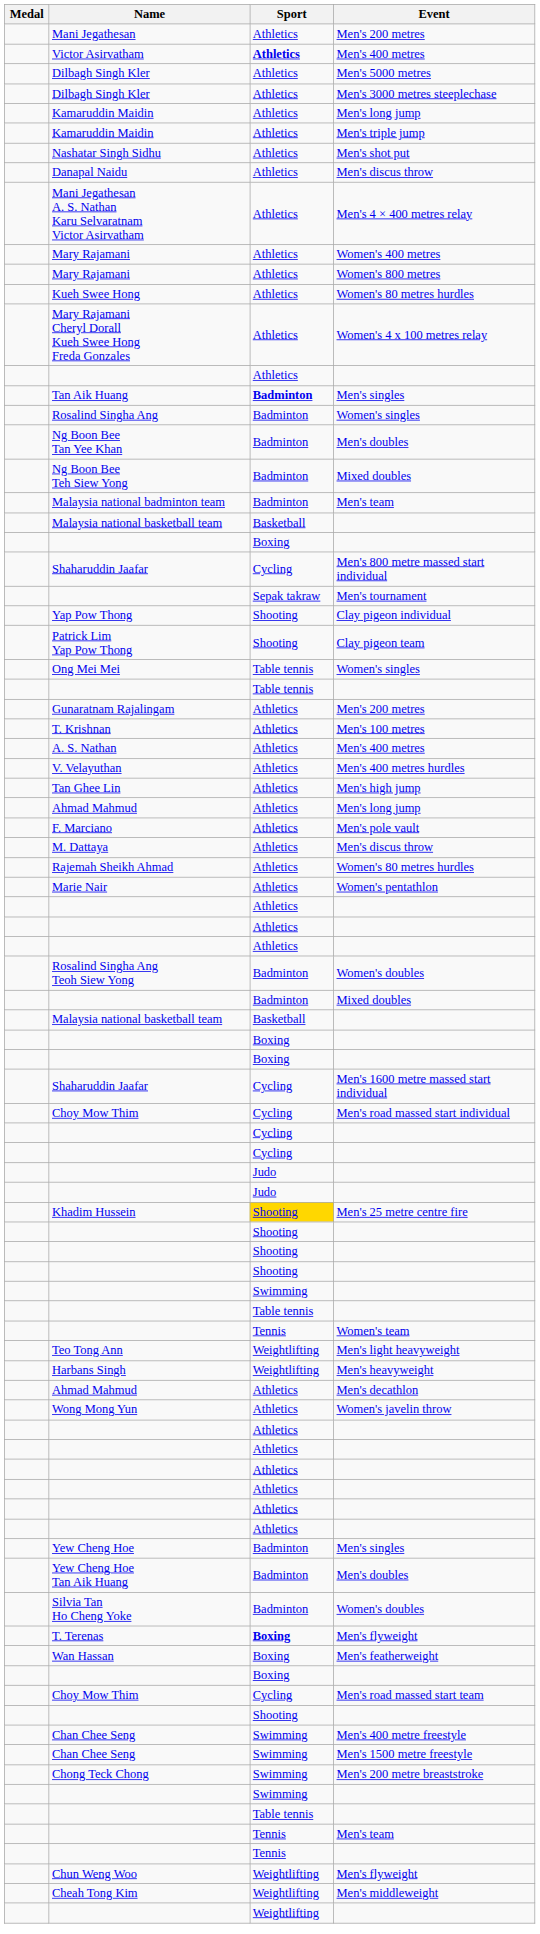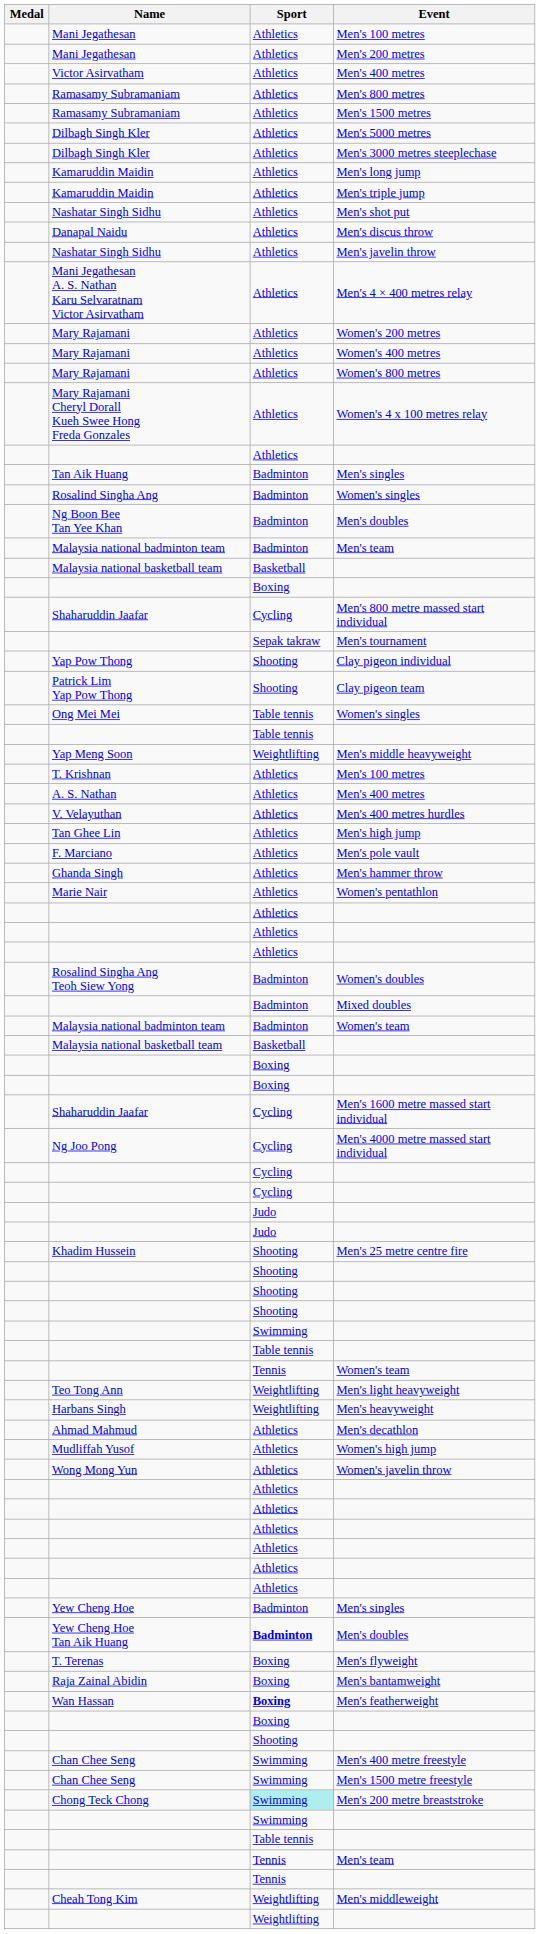+ row: (94, 34)
(276, 53) bold -> (275, 73) normal
+ row: (116, 93)
+ row: (116, 113)
+ row: (106, 251)
+ row: (91, 333)
- row: (96, 294)
(283, 395) bold -> (281, 474) normal
- row: (90, 475)
+ row: (92, 754)
- row: (113, 708)
- row: (94, 807)
+ row: (88, 873)
- row: (80, 847)
- row: (113, 867)
+ row: (138, 1025)
+ row: (84, 1145)
- row: (95, 1113)
(275, 1212) gold background -> (275, 1251) no background
+ row: (93, 1449)
(281, 1575) normal -> (283, 1634) bold
- row: (92, 1609)
(271, 1636) bold -> (271, 1661) normal
+ row: (100, 1681)
(271, 1655) normal -> (271, 1701) bold
- row: (95, 1695)
(280, 1774) no background -> (280, 1800) paleturquoise background
- row: (94, 1873)
